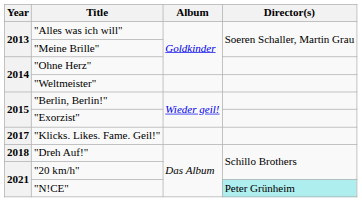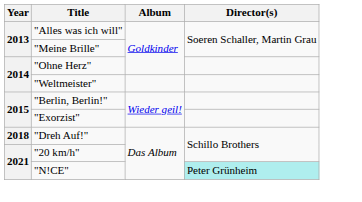- row: (97, 135)
